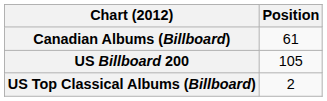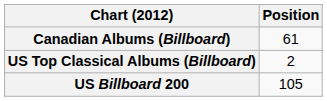rows swapped: (132, 61) <-> (132, 84)
